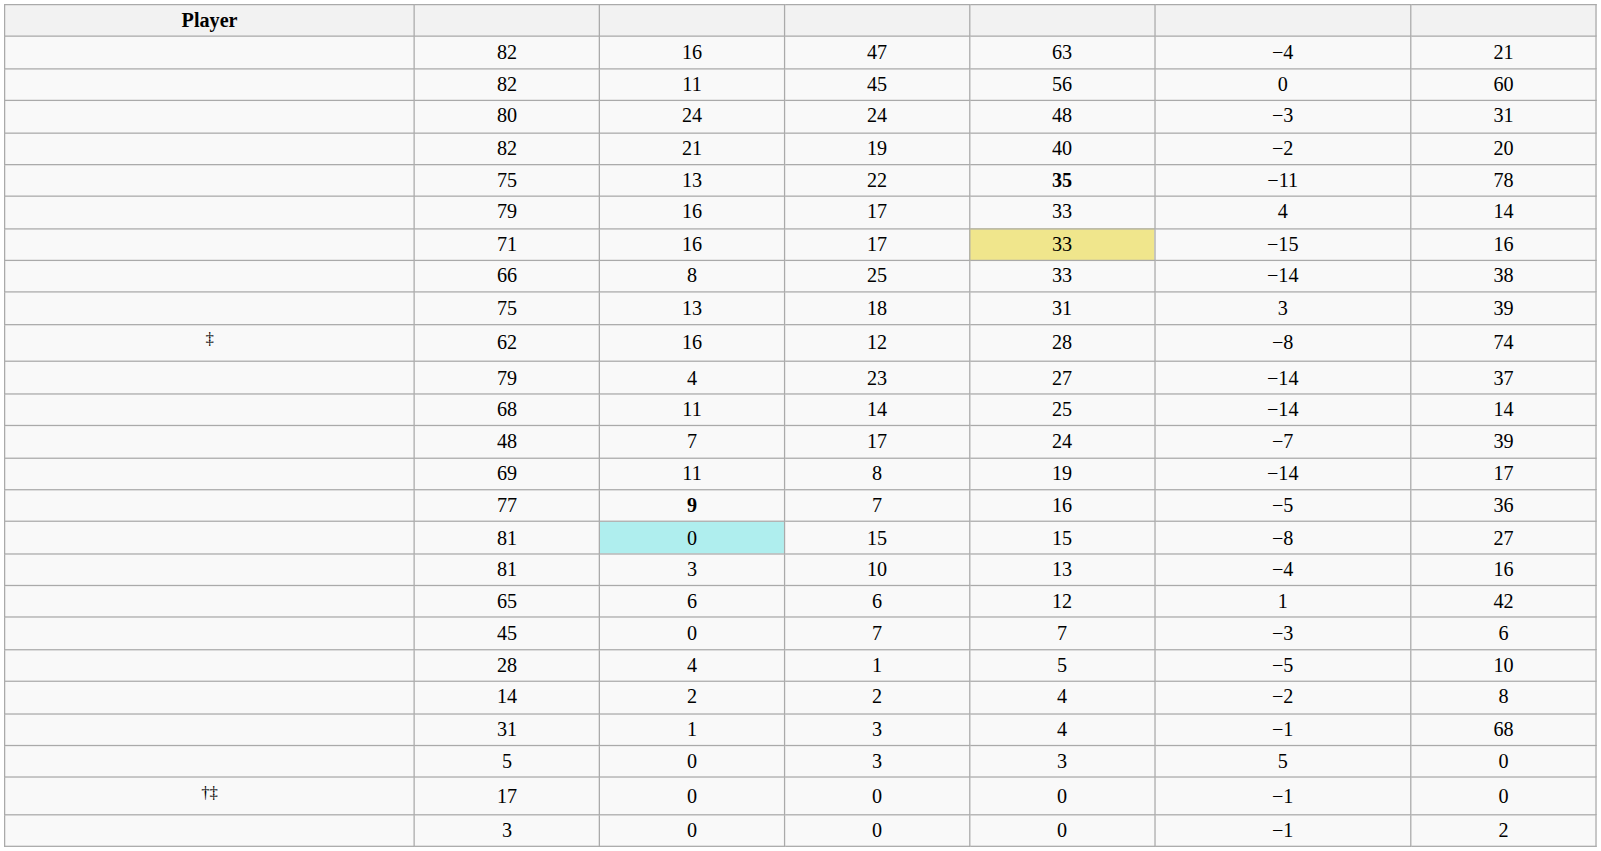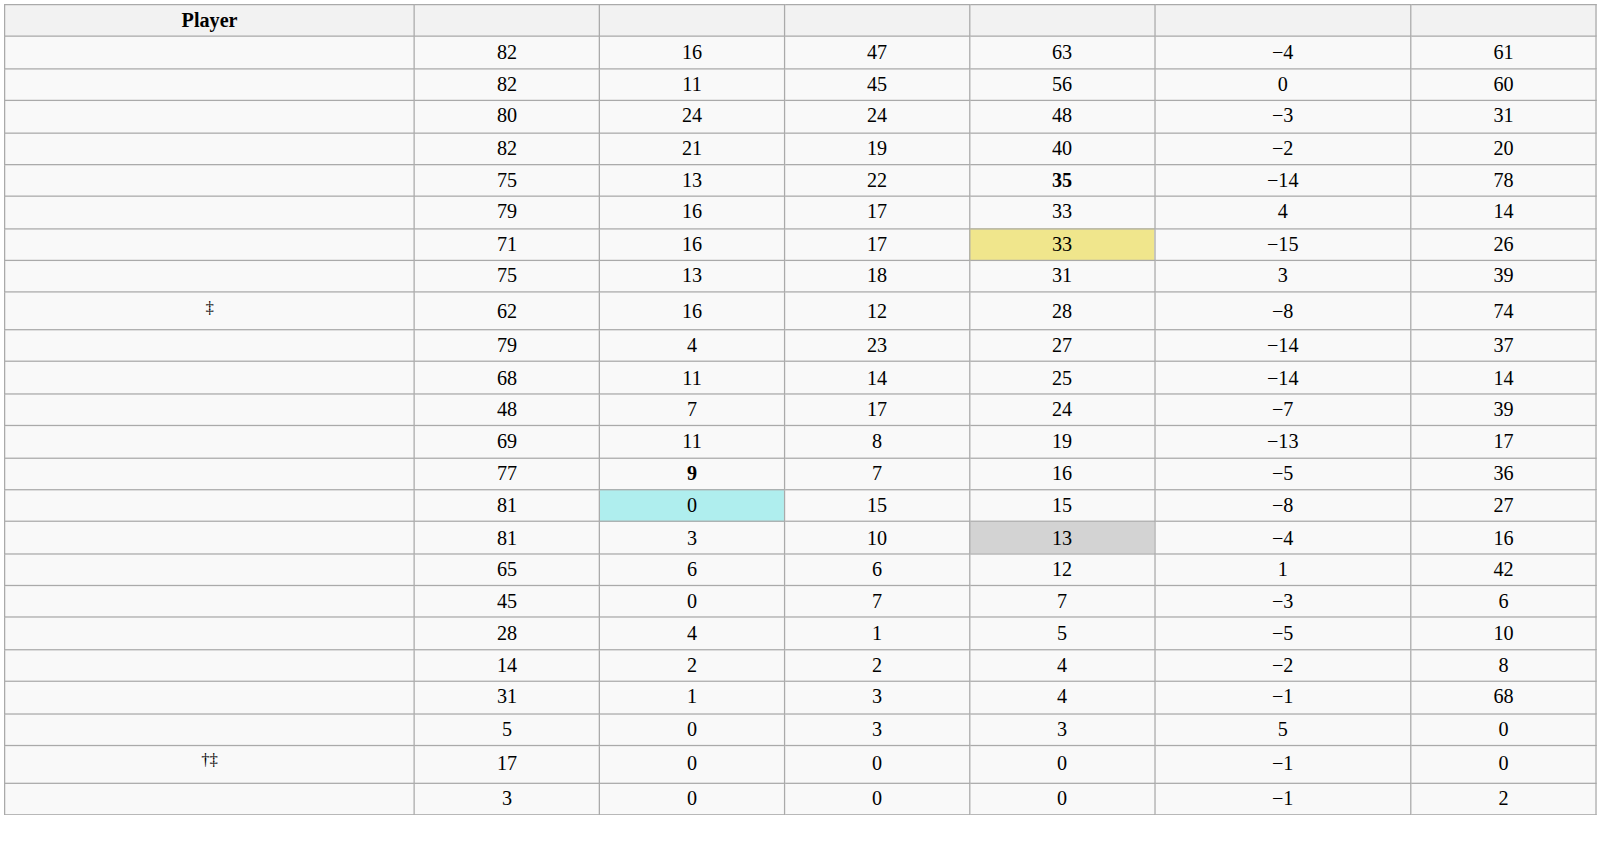(1503, 52) 21 -> (1503, 52) 61
(1283, 180) −11 -> (1283, 180) −14
(1503, 244) 16 -> (1503, 244) 26
- row: (507, 276)
(1283, 473) −14 -> (1283, 441) −13
(1062, 569) no background -> (1062, 537) lightgrey background
